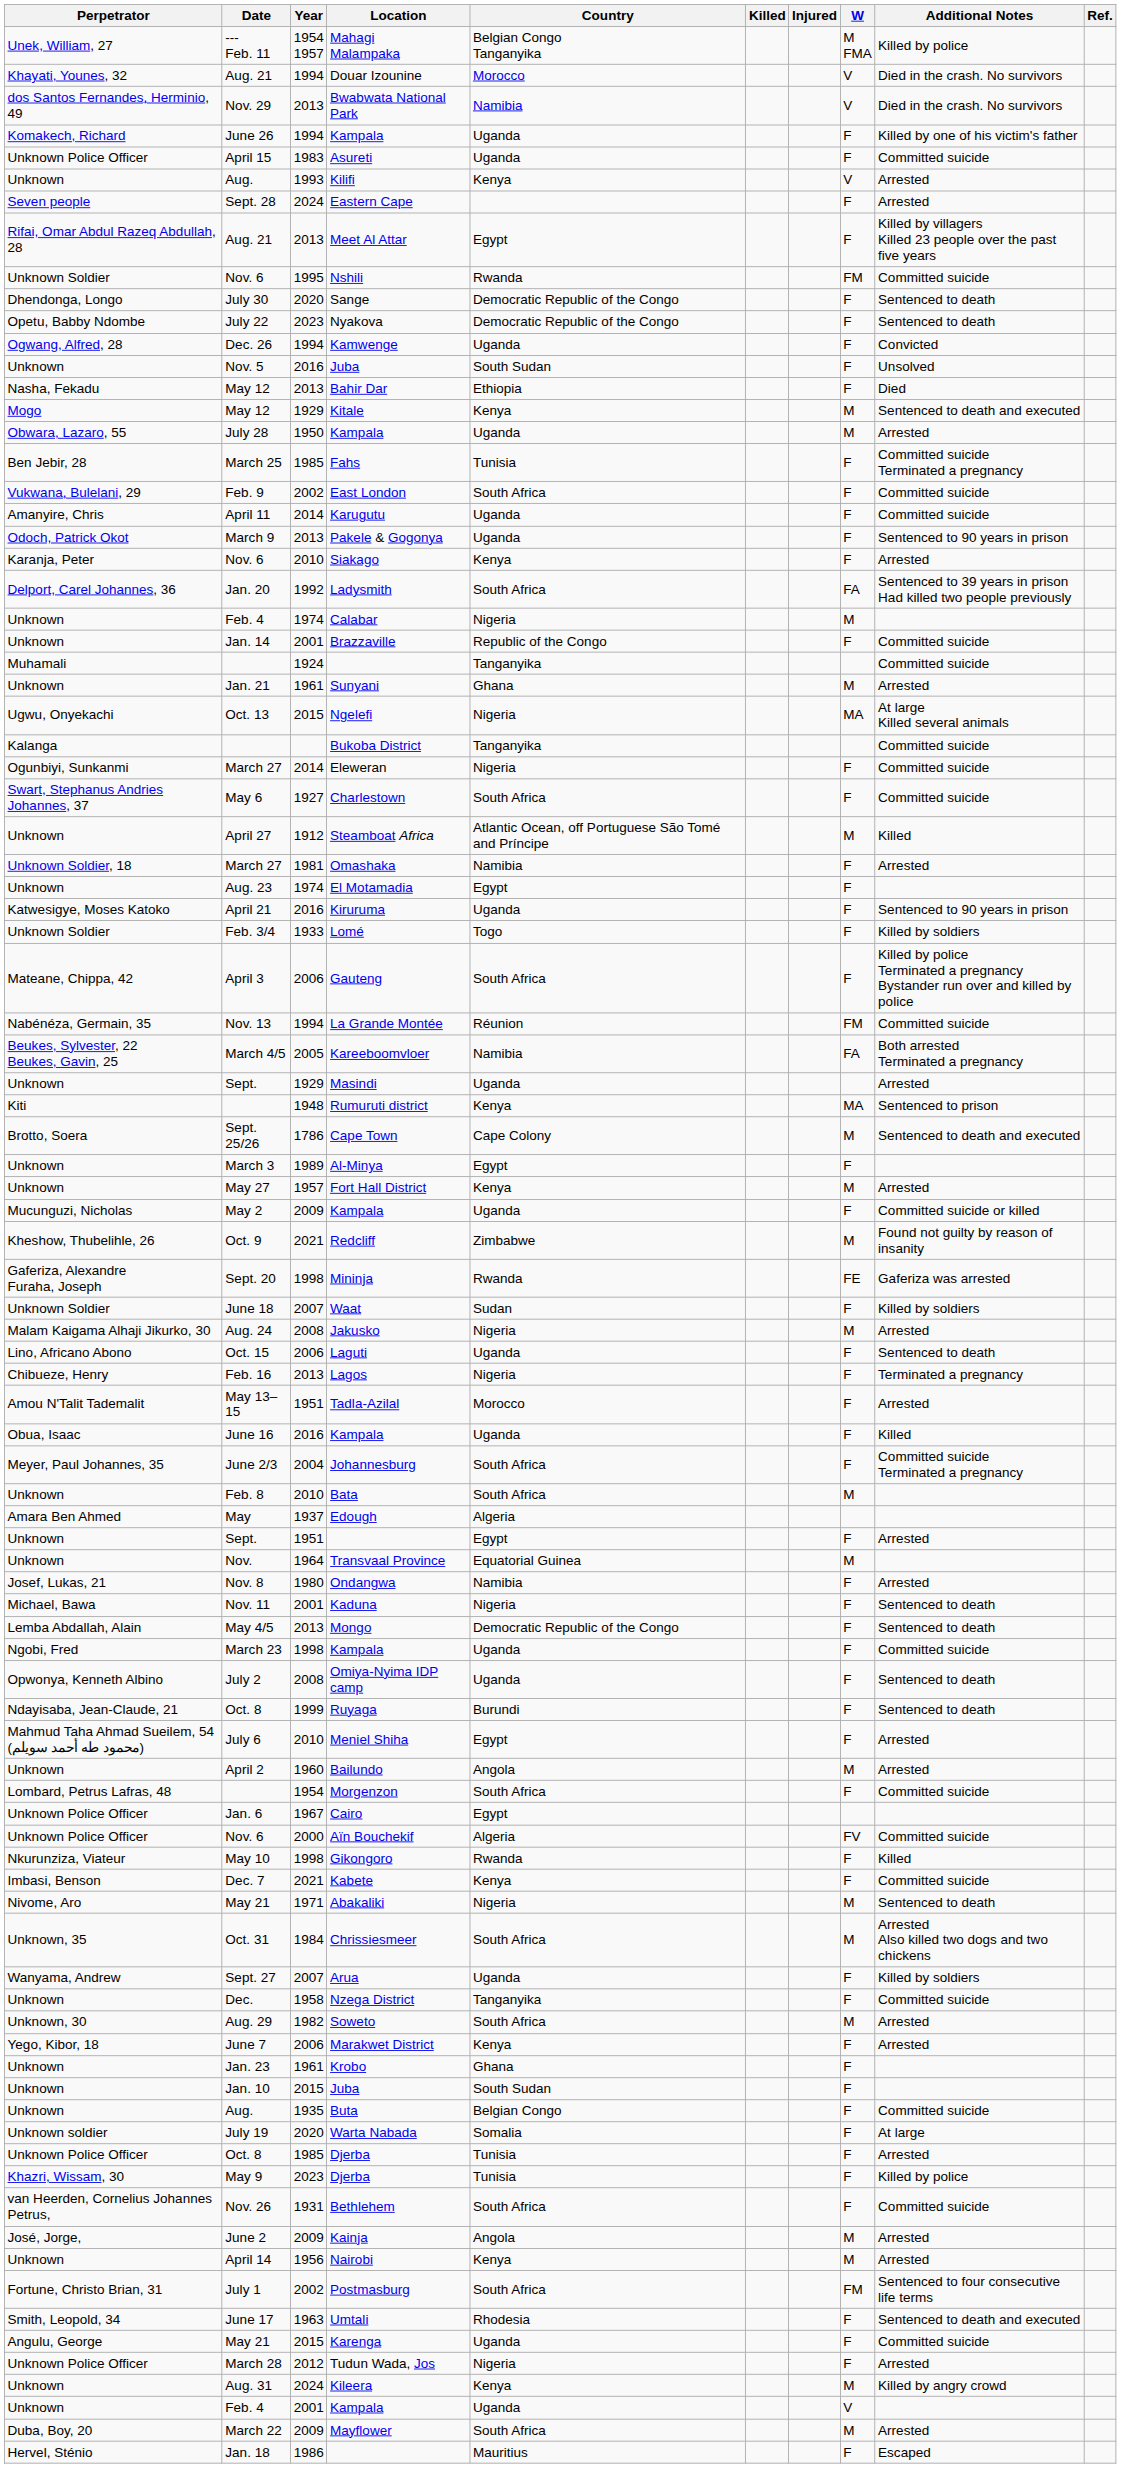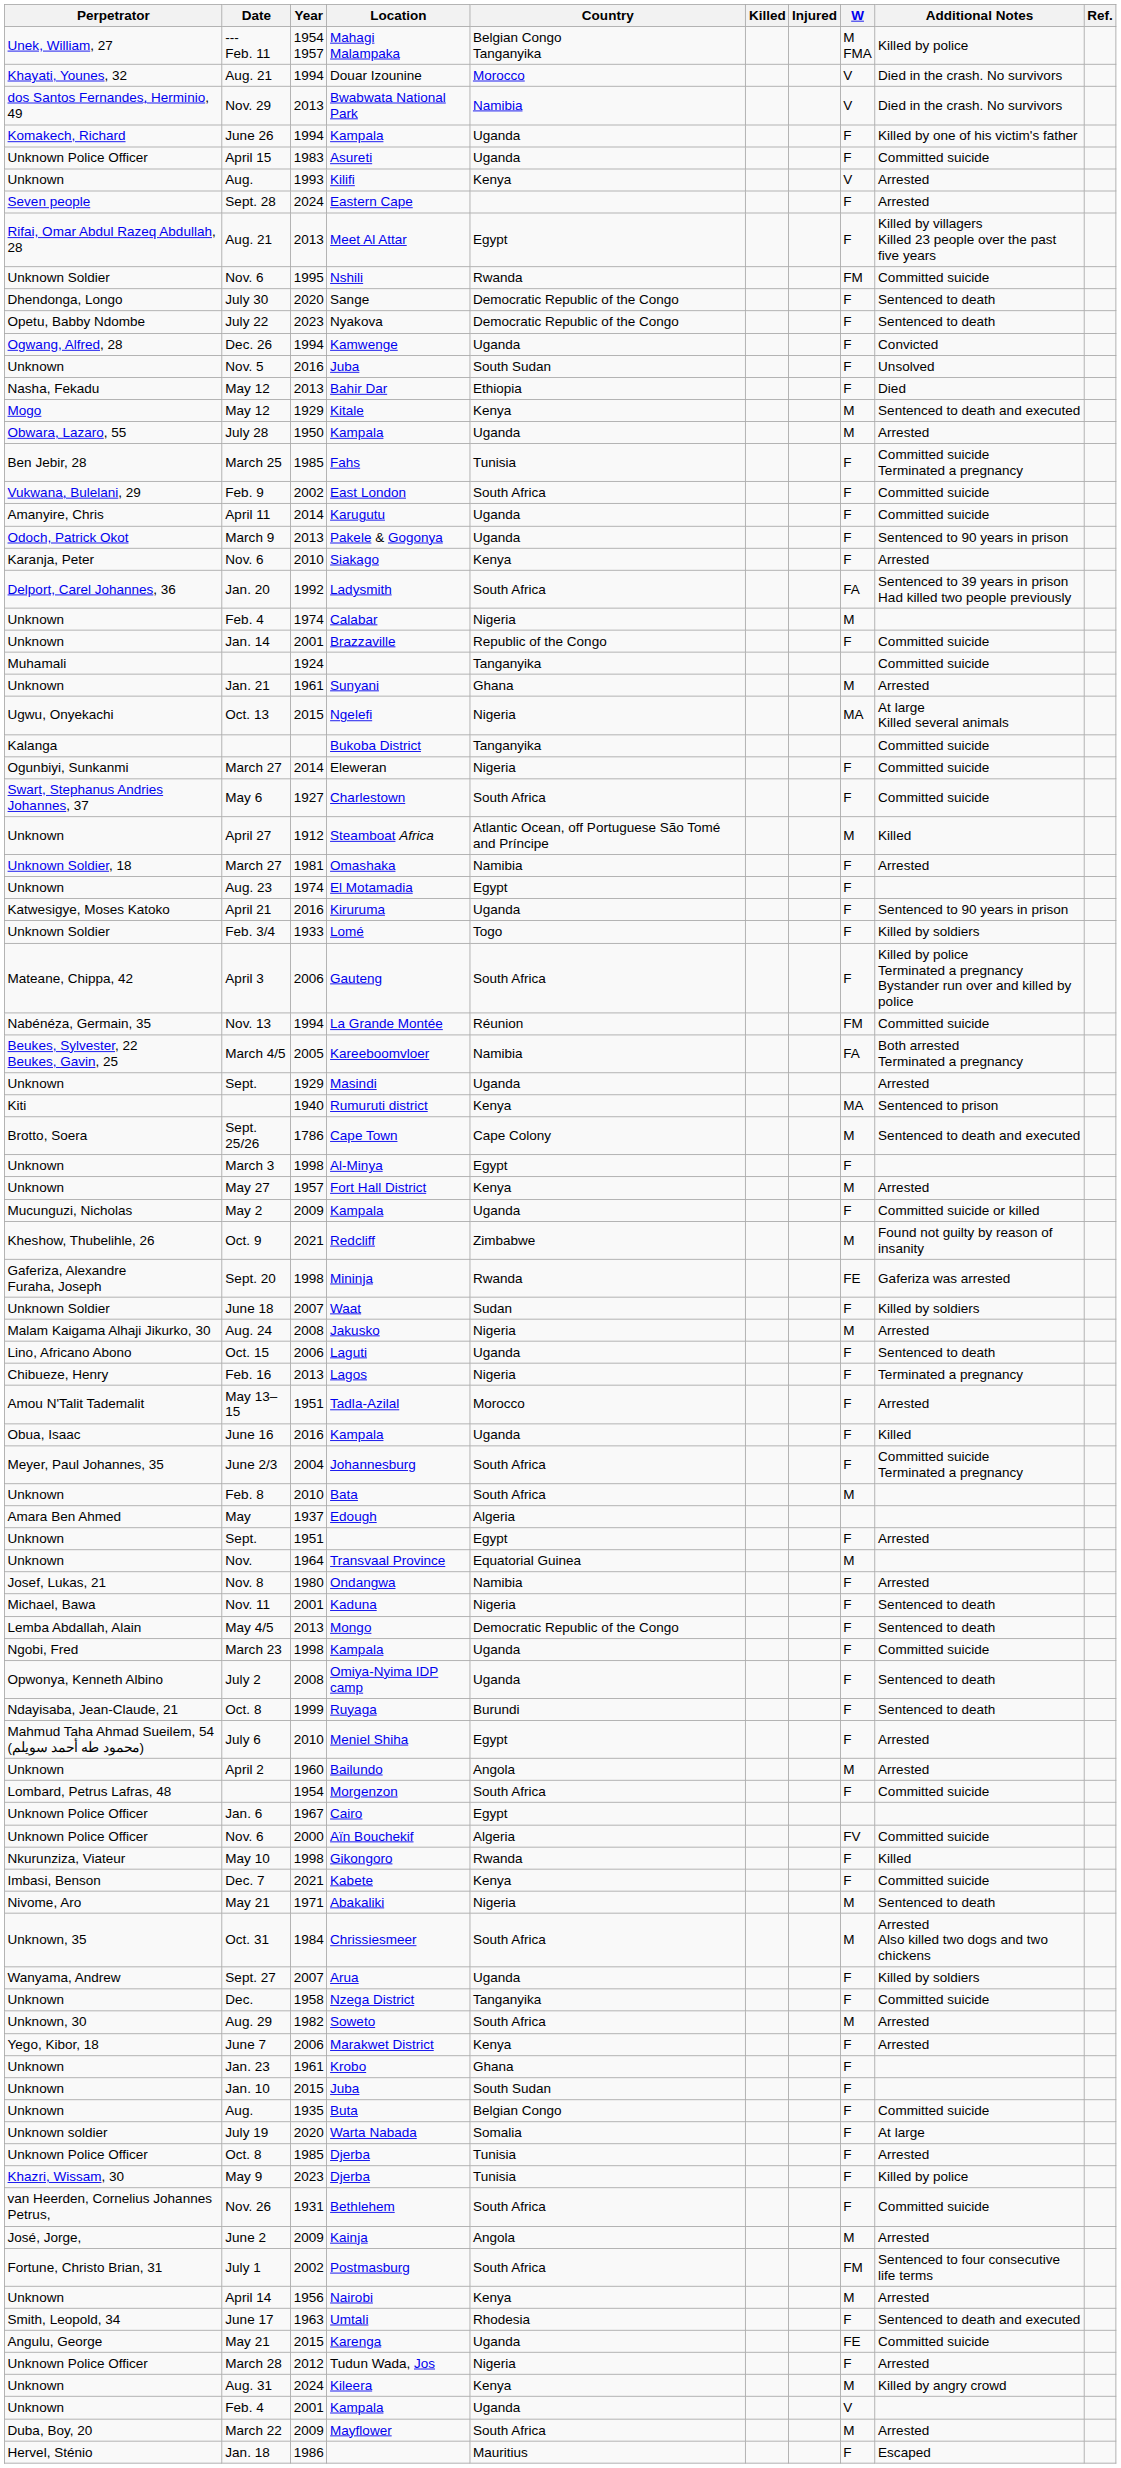(309, 1106) 1948 -> (309, 1106) 1940
(309, 1166) 1989 -> (309, 1166) 1998
rows swapped: (243, 2289) <-> (248, 2259)
(847, 2341) F -> (852, 2341) FE
